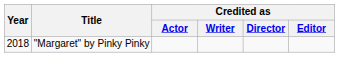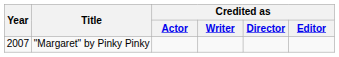(18, 44) 2018 -> (18, 44) 2007
